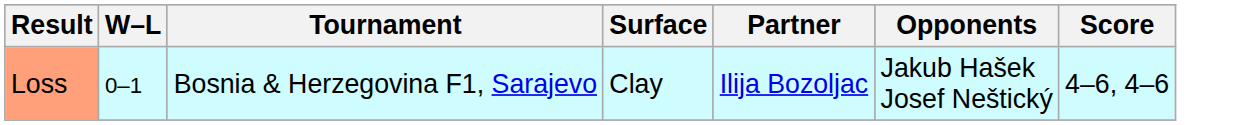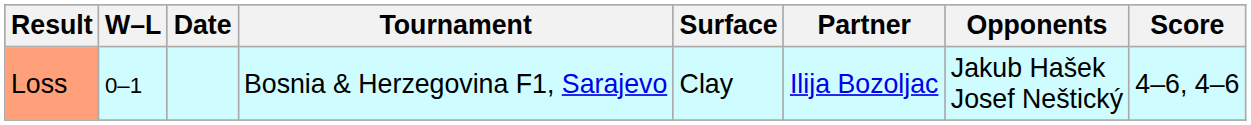+ column: (203, 25)
